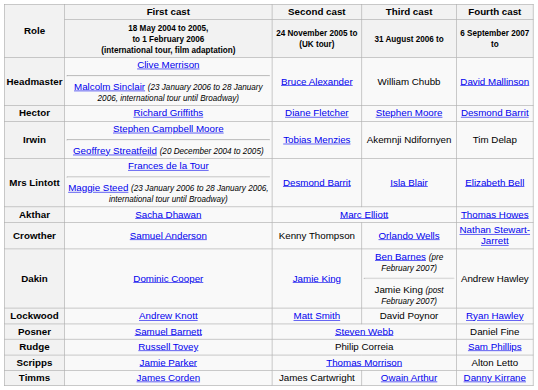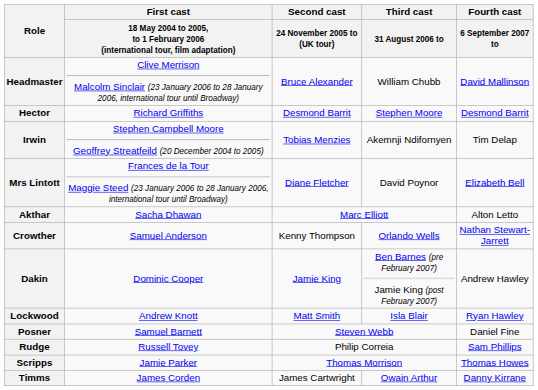(317, 113) Diane Fletcher -> (317, 113) Desmond Barrit
(317, 182) Desmond Barrit -> (317, 182) Diane Fletcher
(409, 182) Isla Blair -> (409, 182) David Poynor
(495, 214) Thomas Howes -> (495, 214) Alton Letto
(409, 316) David Poynor -> (409, 316) Isla Blair
(495, 362) Alton Letto -> (495, 362) Thomas Howes
